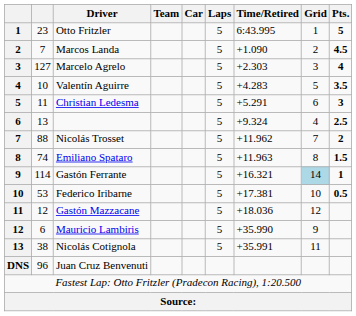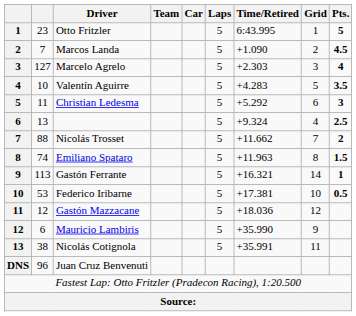(252, 103) +5.291 -> (252, 103) +5.292
(254, 139) +11.962 -> (254, 139) +11.662
(42, 175) 114 -> (42, 175) 113
(315, 175) lightblue background -> (315, 175) no background
